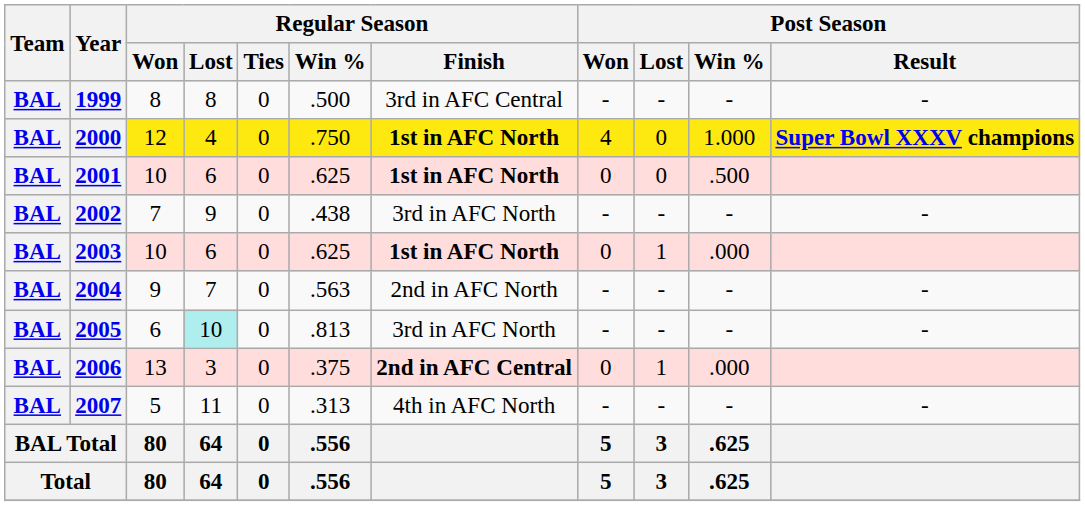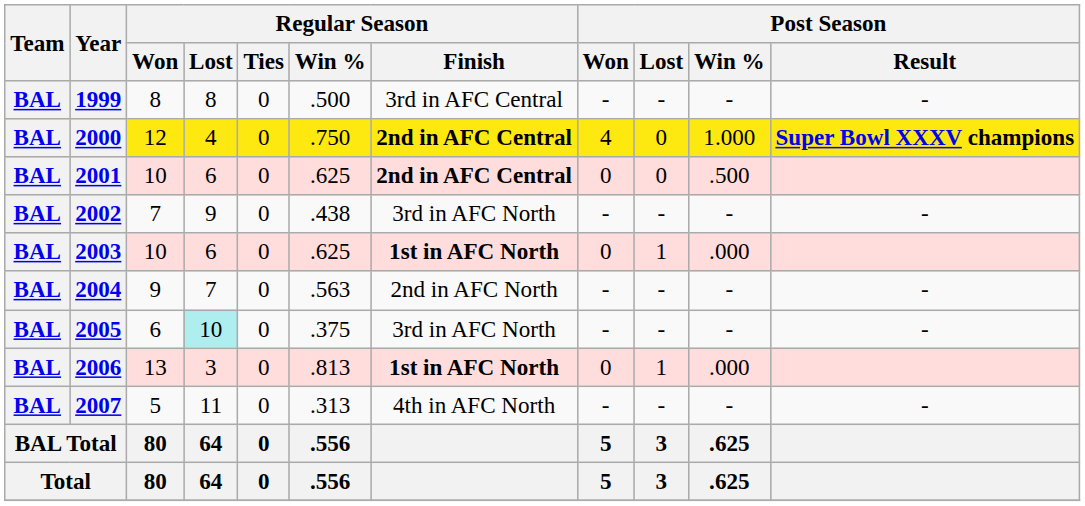(474, 138) 1st in AFC North -> (474, 138) 2nd in AFC Central
(474, 176) 1st in AFC North -> (474, 176) 2nd in AFC Central
(330, 328) .813 -> (330, 328) .375
(330, 366) .375 -> (330, 366) .813
(474, 366) 2nd in AFC Central -> (474, 366) 1st in AFC North
